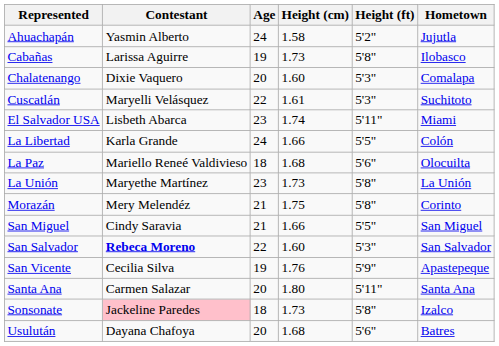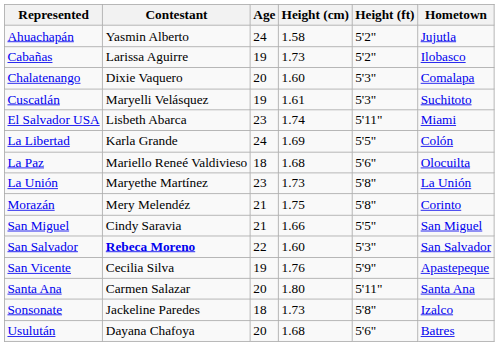(366, 57) 5'8" -> (366, 57) 5'2"
(260, 99) 22 -> (260, 99) 19
(293, 141) 1.66 -> (293, 141) 1.69
(153, 309) pink background -> (153, 309) no background
